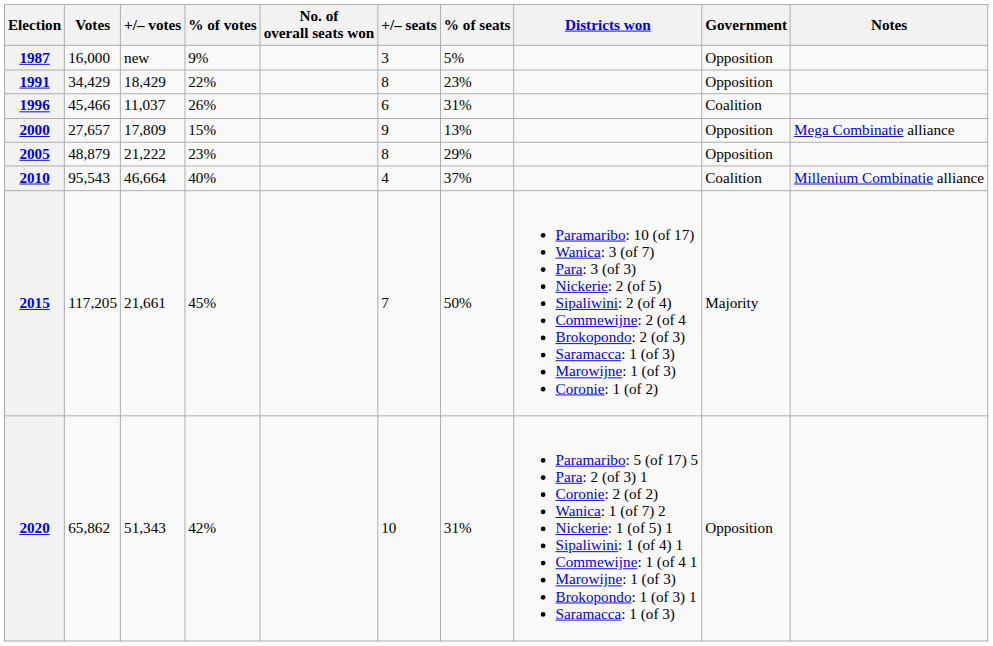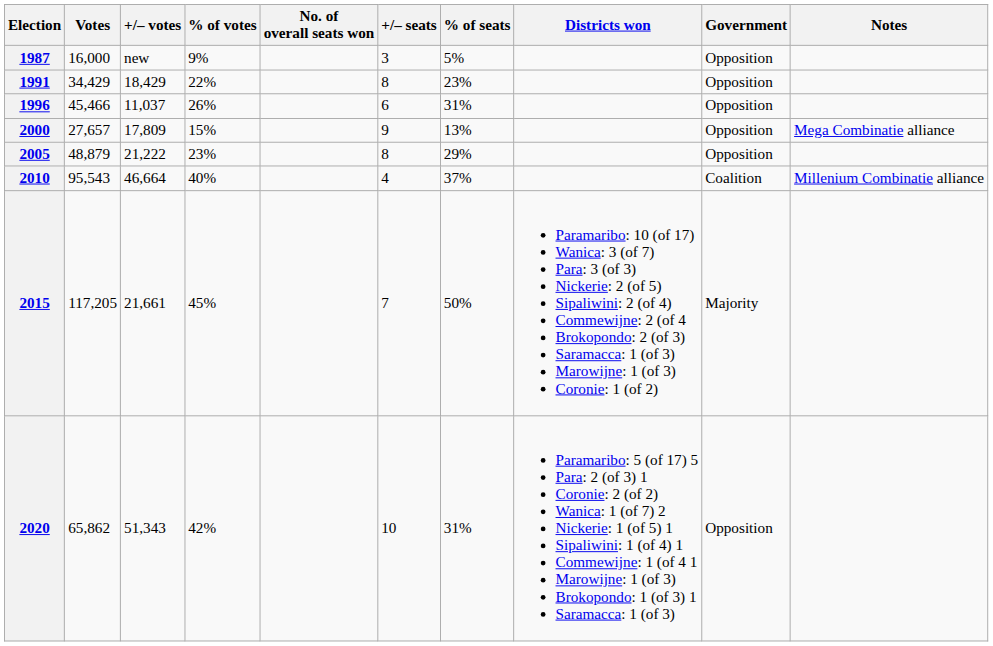(733, 105) Coalition -> (739, 105) Opposition
